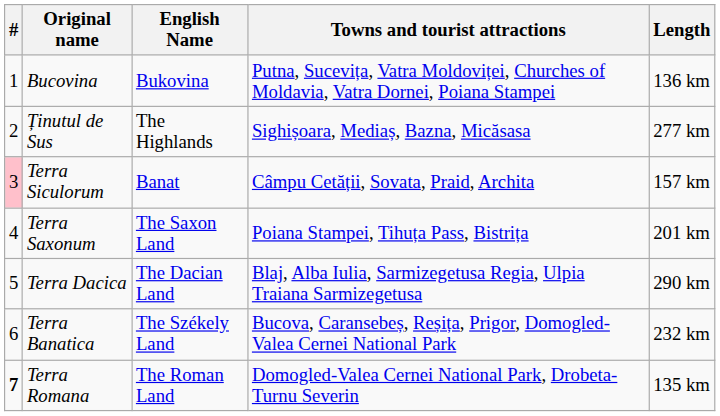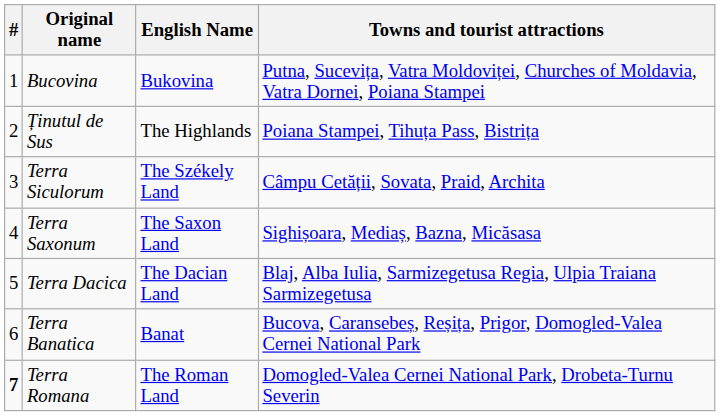- column: (682, 29)
(391, 131) Sighișoara, Mediaș, Bazna, Micăsasa -> (401, 131) Poiana Stampei, Tihuța Pass, Bistrița
(14, 182) pink background -> (14, 182) no background
(158, 182) Banat -> (187, 182) The Székely Land
(390, 232) Poiana Stampei, Tihuța Pass, Bistrița -> (402, 232) Sighișoara, Mediaș, Bazna, Micăsasa
(182, 334) The Székely Land -> (162, 334) Banat
